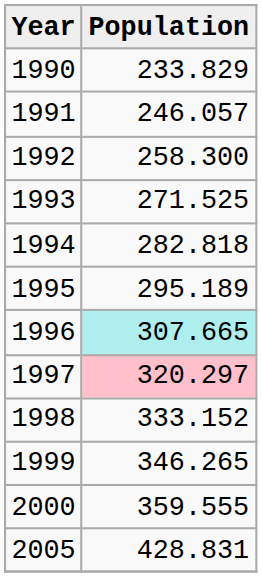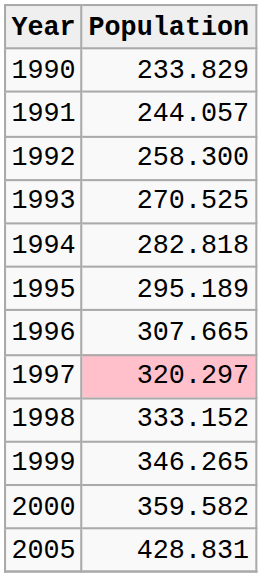(193, 114) 246.057 -> (193, 114) 244.057
(193, 201) 271.525 -> (193, 201) 270.525
(193, 332) paleturquoise background -> (193, 332) no background
(193, 507) 359.555 -> (193, 507) 359.582
